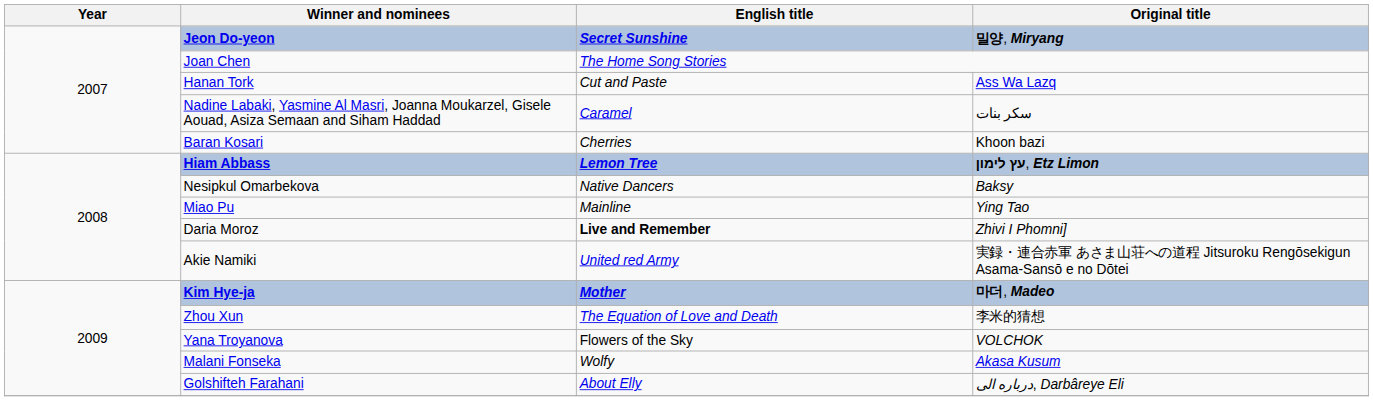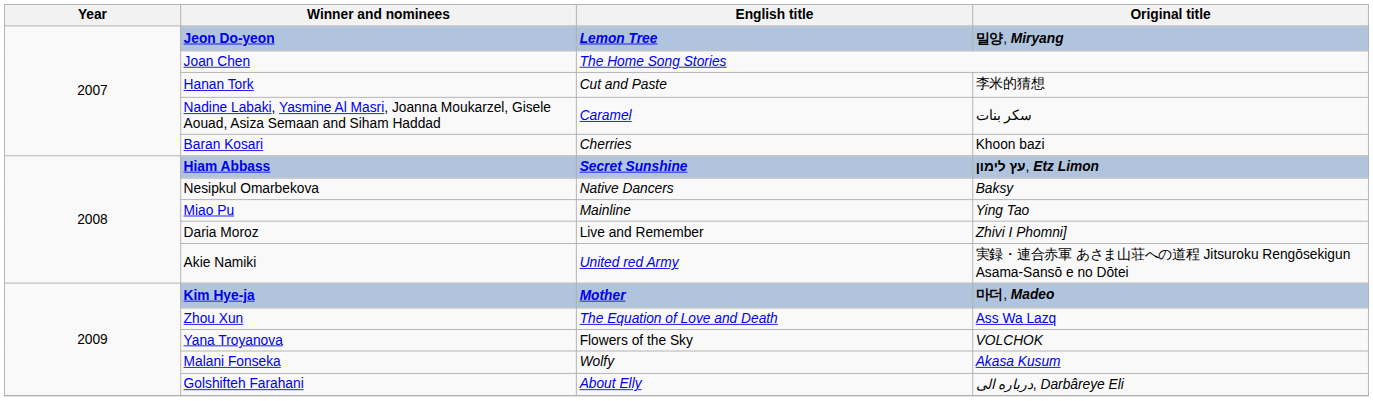(634, 38) Secret Sunshine -> (619, 38) Lemon Tree
(1016, 83) Ass Wa Lazq -> (1010, 84) 李米的猜想
(619, 164) Lemon Tree -> (634, 166) Secret Sunshine
(645, 229) bold -> (642, 232) normal
(1010, 316) 李米的猜想 -> (1016, 318) Ass Wa Lazq
